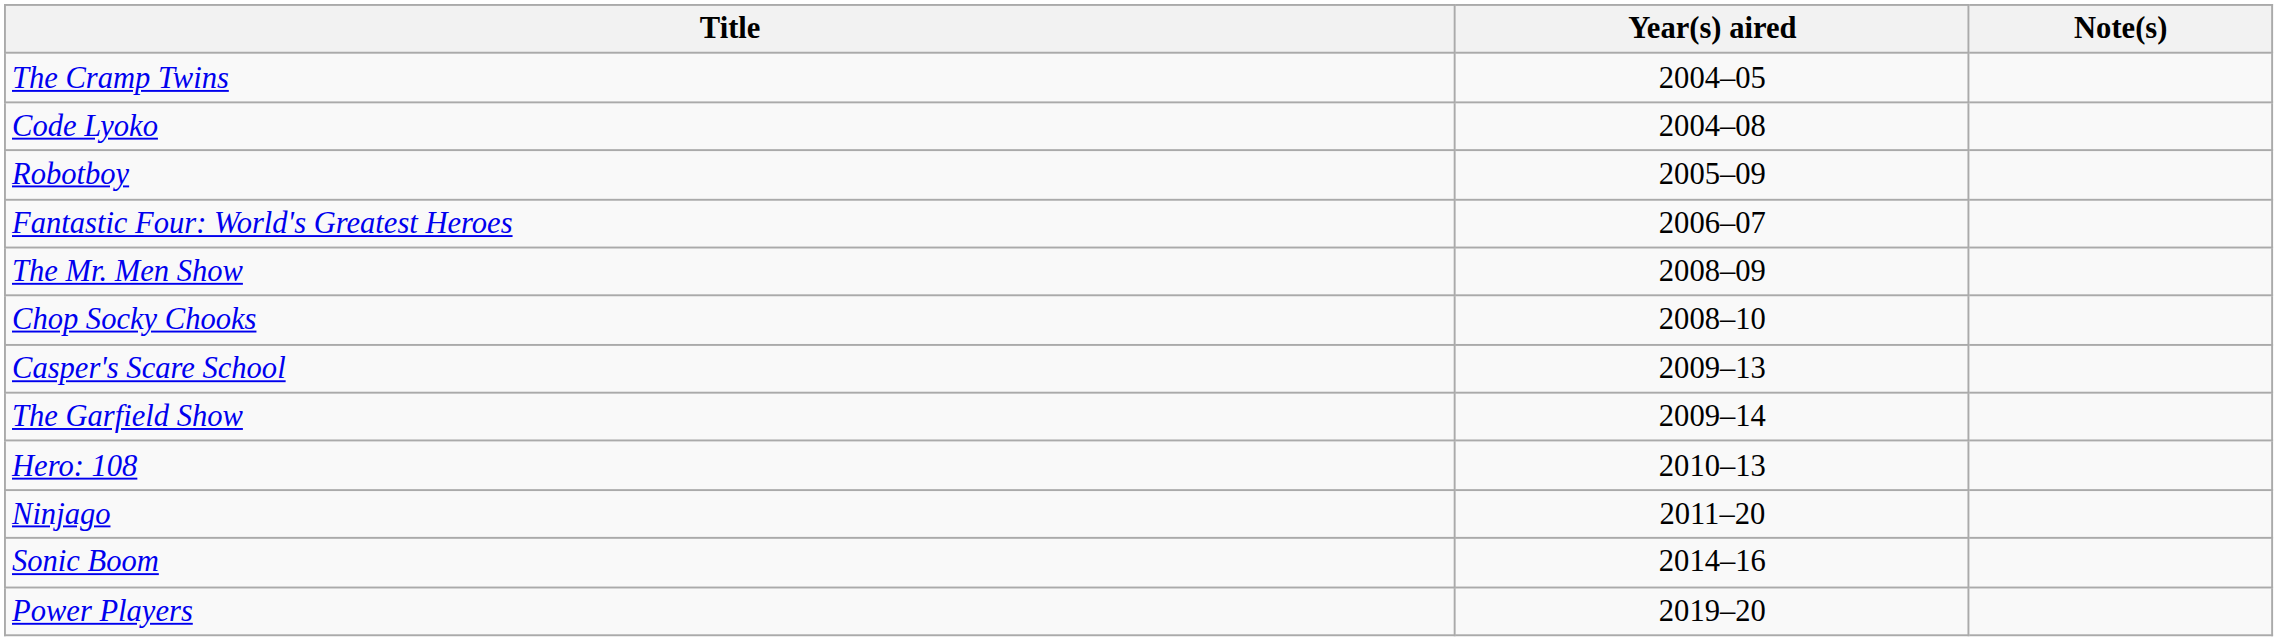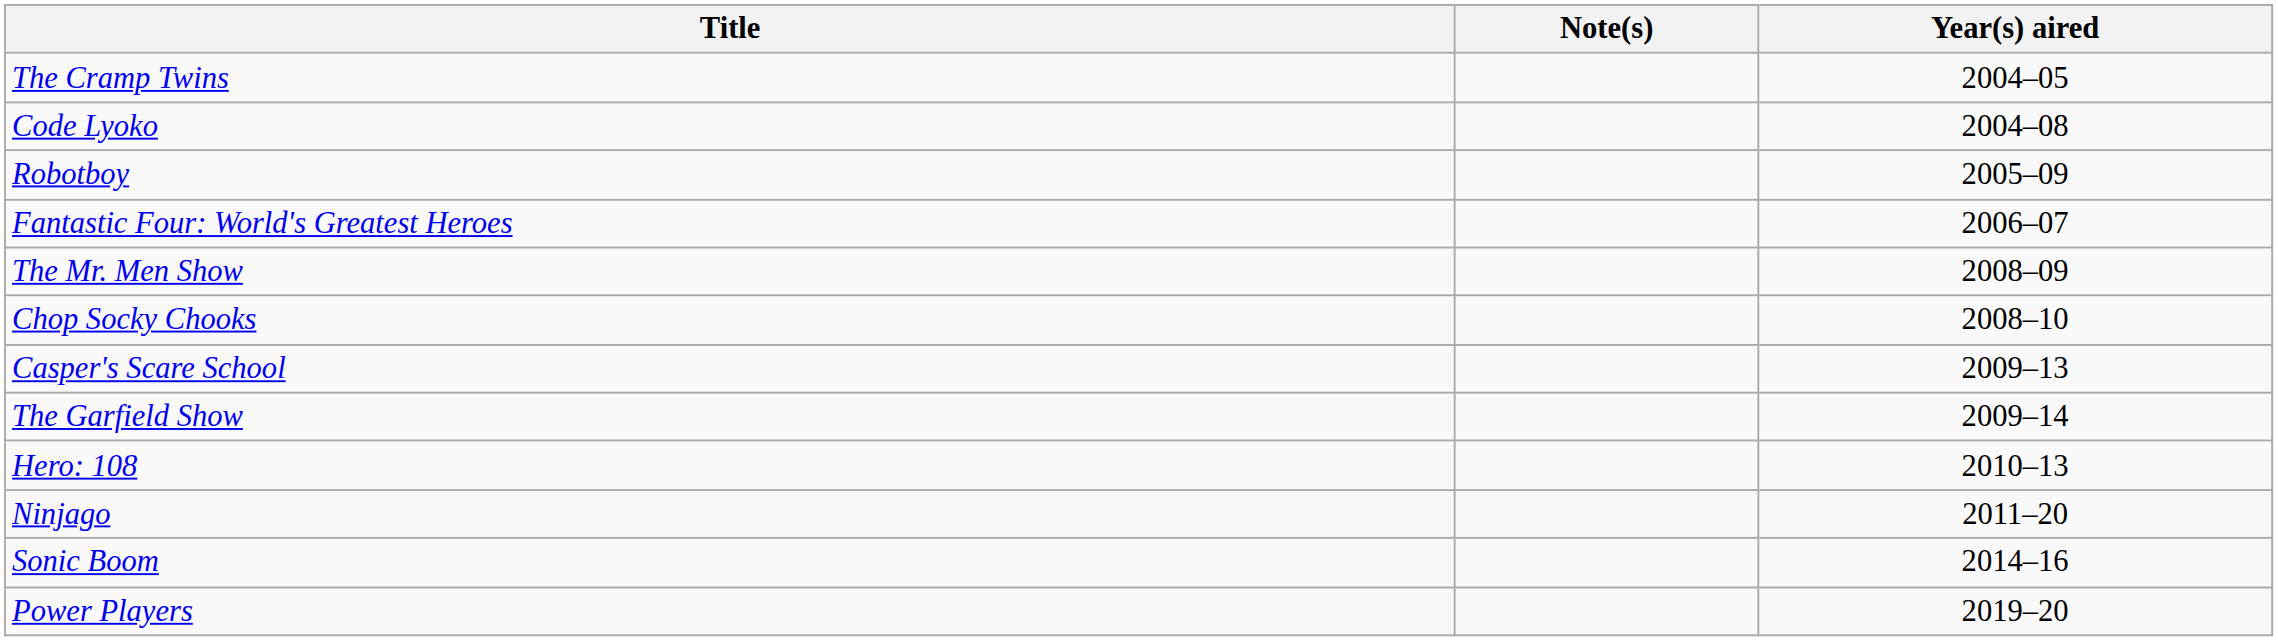columns swapped: (1712, 28) <-> (2121, 28)
